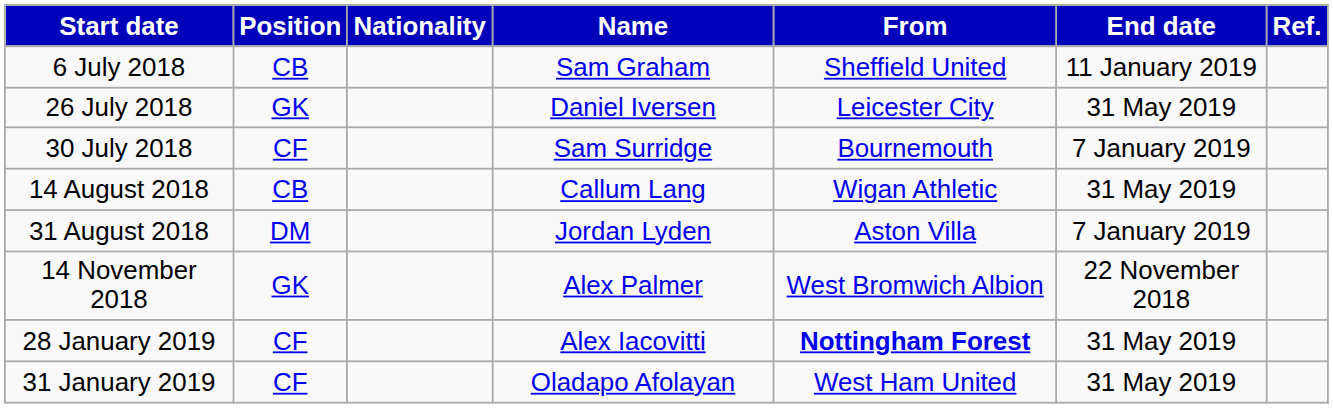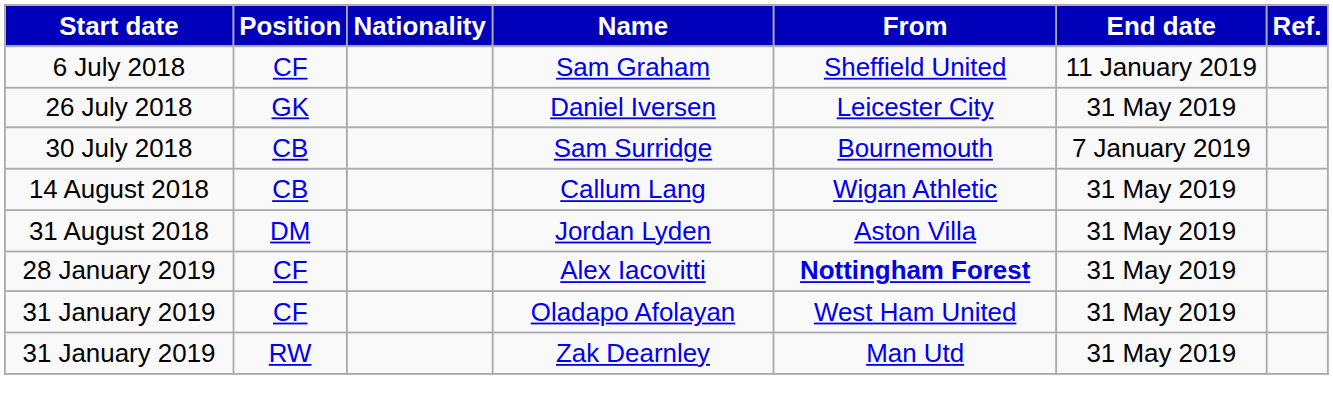(290, 67) CB -> (290, 67) CF
(290, 149) CF -> (290, 149) CB
(1161, 231) 7 January 2019 -> (1161, 231) 31 May 2019
- row: (633, 286)
+ row: (633, 353)
